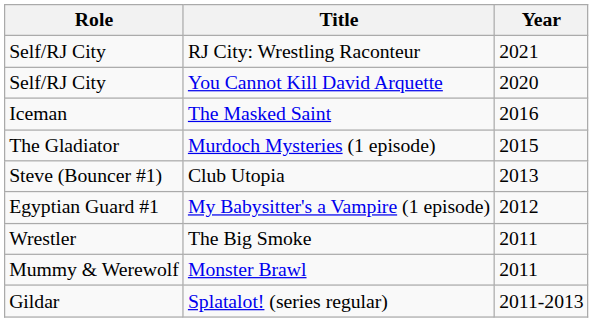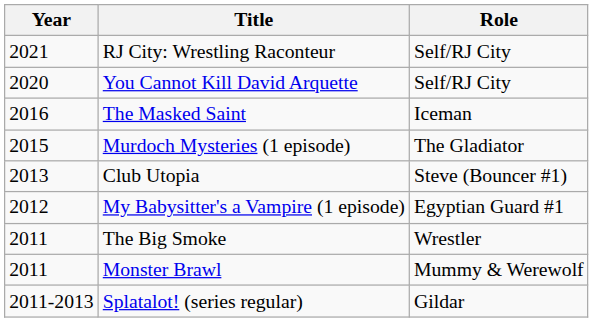columns swapped: (541, 20) <-> (94, 20)
